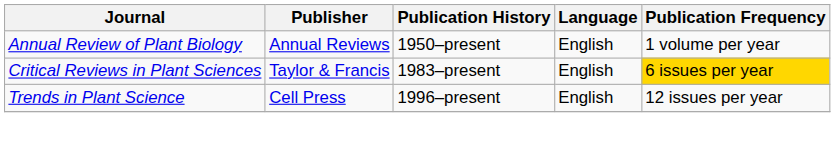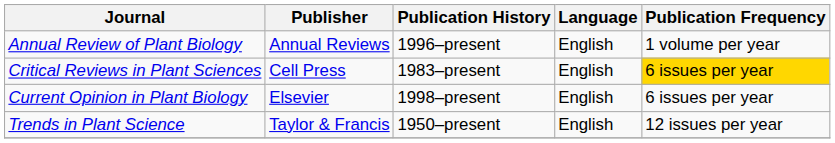(449, 44) 1950–present -> (449, 44) 1996–present
(329, 71) Taylor & Francis -> (307, 71) Cell Press
+ row: (128, 97)
(307, 97) Cell Press -> (329, 124) Taylor & Francis
(449, 97) 1996–present -> (449, 124) 1950–present
